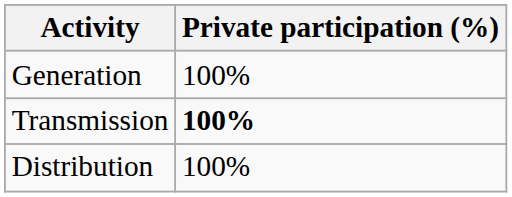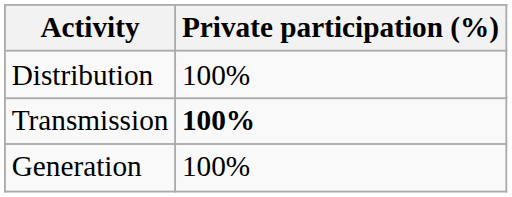rows swapped: (77, 74) <-> (82, 167)
